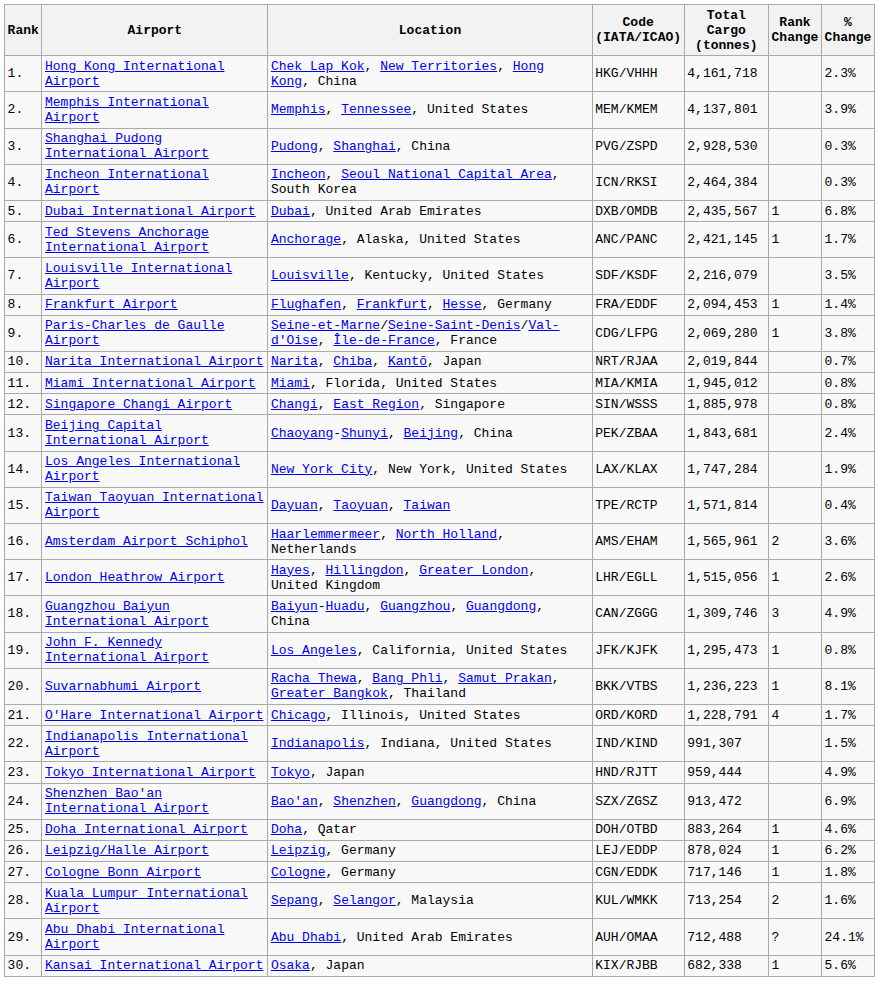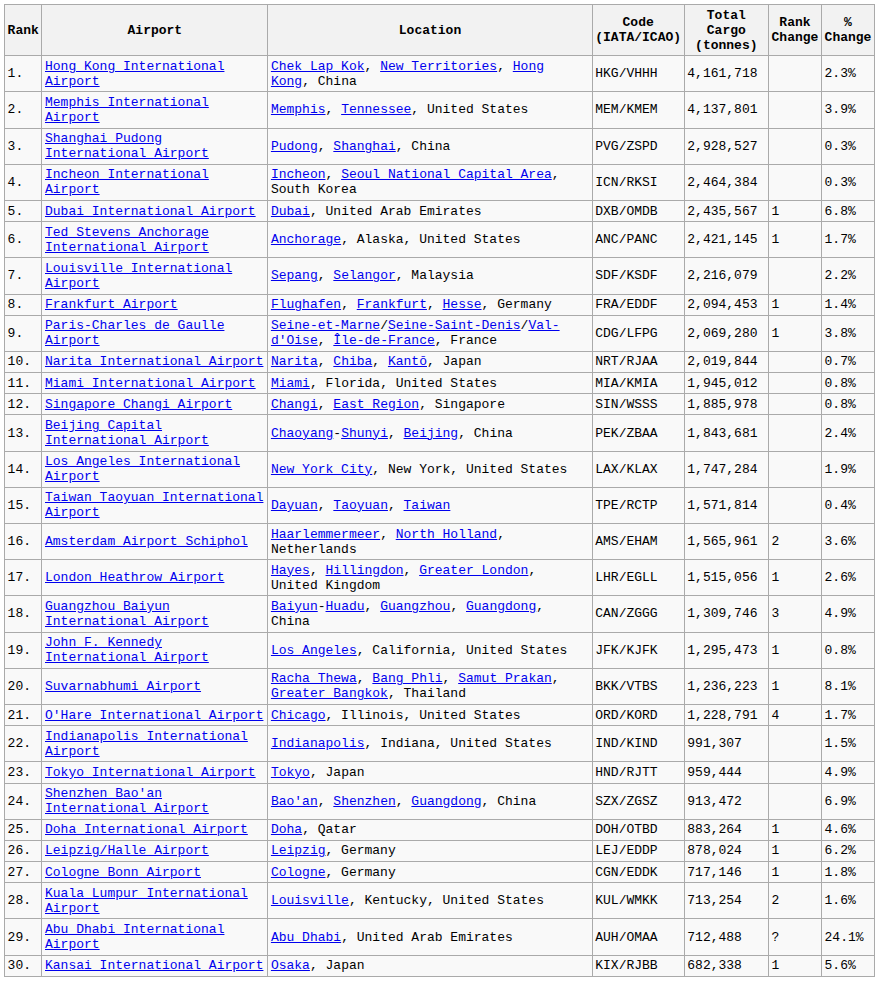(722, 146) 2,928,530 -> (722, 146) 2,928,527
(407, 276) Louisville, Kentucky, United States -> (372, 276) Sepang, Selangor, Malaysia
(840, 276) 3.5% -> (840, 276) 2.2%
(372, 901) Sepang, Selangor, Malaysia -> (407, 901) Louisville, Kentucky, United States
